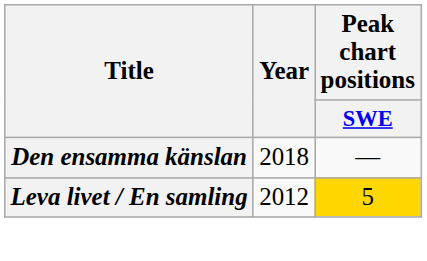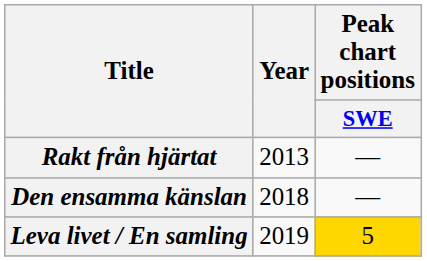+ row: (129, 157)
(284, 196) 2012 -> (284, 236) 2019
